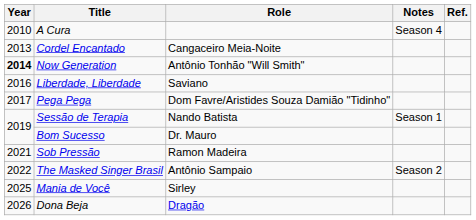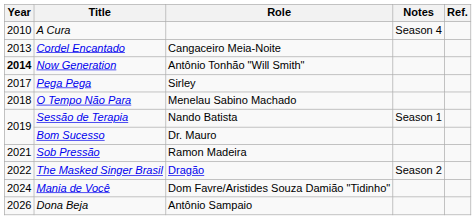- row: (89, 83)
(279, 100) Dom Favre/Aristides Souza Damião "Tidinho" -> (182, 83) Sirley
+ row: (84, 100)
(210, 170) Antônio Sampaio -> (186, 170) Dragão
(19, 188) 2025 -> (19, 188) 2024
(182, 188) Sirley -> (279, 188) Dom Favre/Aristides Souza Damião "Tidinho"
(186, 205) Dragão -> (210, 205) Antônio Sampaio
